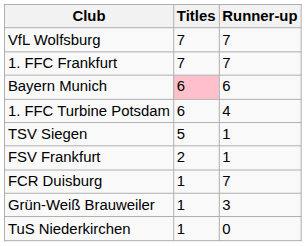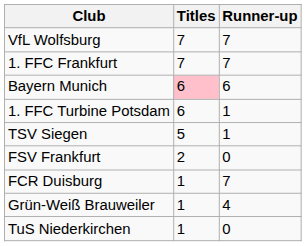(226, 110) 4 -> (226, 110) 1
(226, 157) 1 -> (226, 157) 0
(226, 205) 3 -> (226, 205) 4
